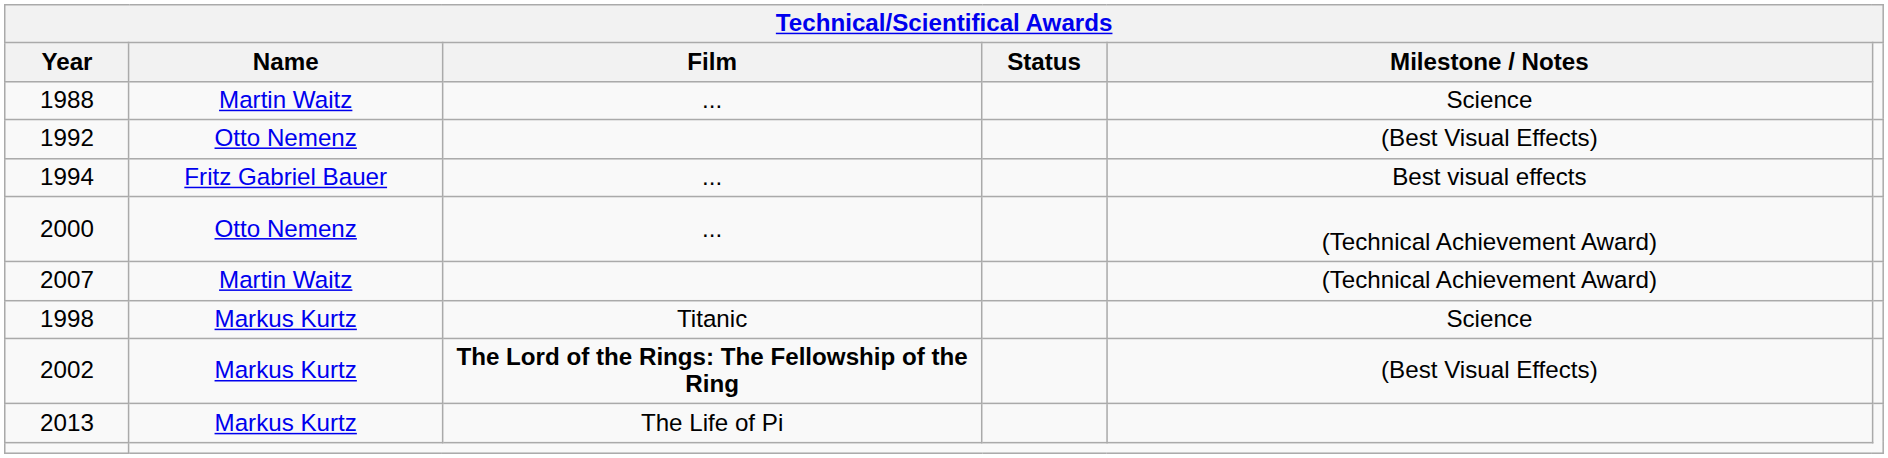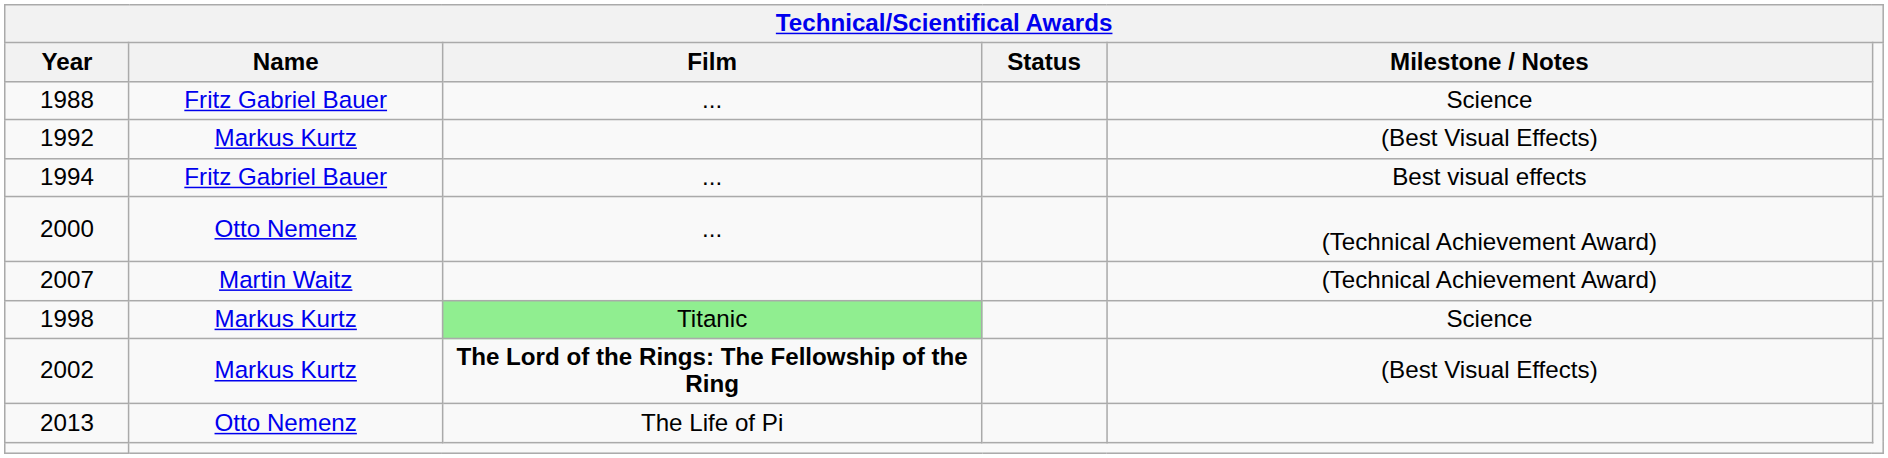(286, 100) Martin Waitz -> (286, 100) Fritz Gabriel Bauer
(286, 138) Otto Nemenz -> (286, 138) Markus Kurtz
(712, 319) no background -> (712, 319) lightgreen background
(286, 422) Markus Kurtz -> (286, 422) Otto Nemenz
